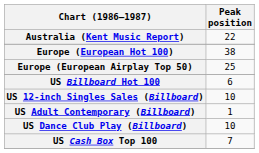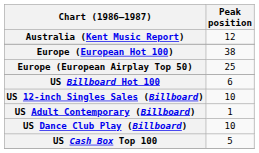(230, 37) 22 -> (230, 37) 12
(230, 141) 7 -> (230, 141) 5
